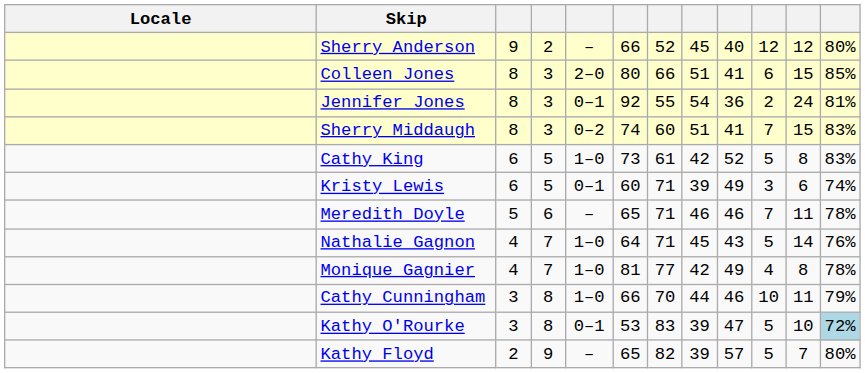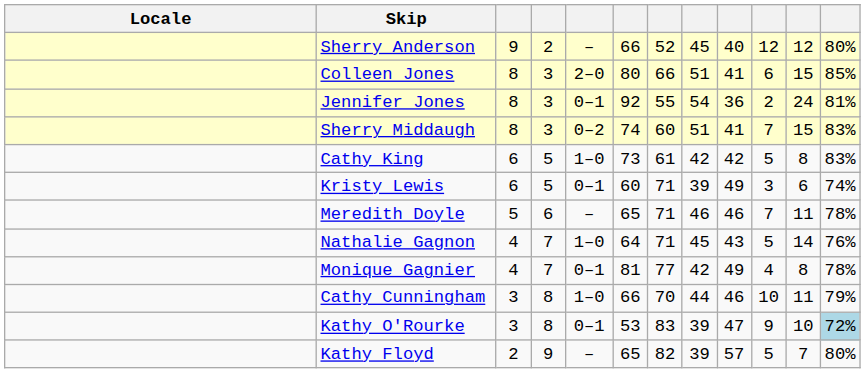(734, 158) 52 -> (734, 158) 42
(589, 270) 1–0 -> (589, 270) 0–1
(769, 326) 5 -> (769, 326) 9
